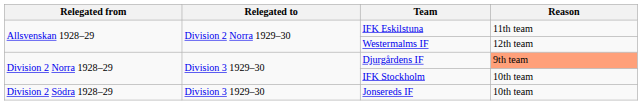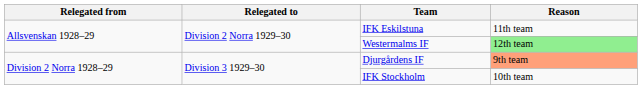(513, 44) no background -> (513, 44) lightgreen background
- row: (388, 92)
